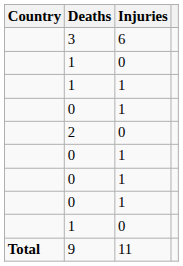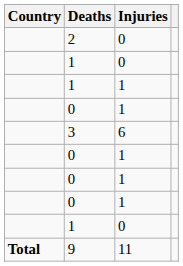rows swapped: (71, 39) <-> (71, 132)
